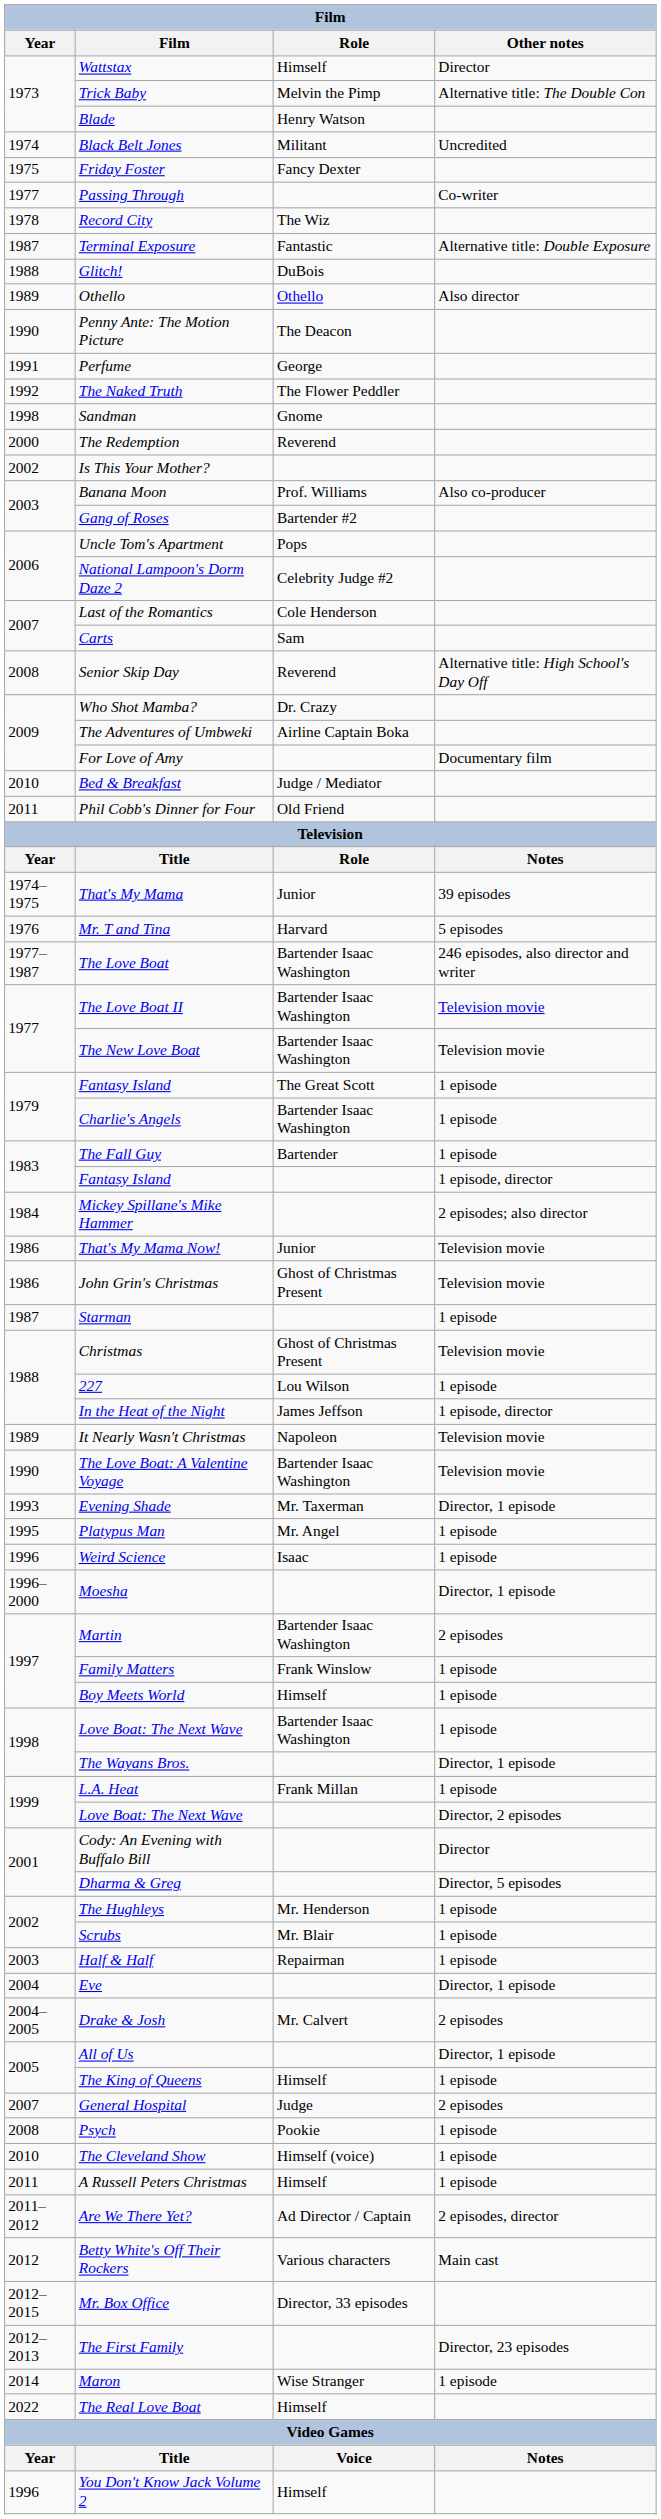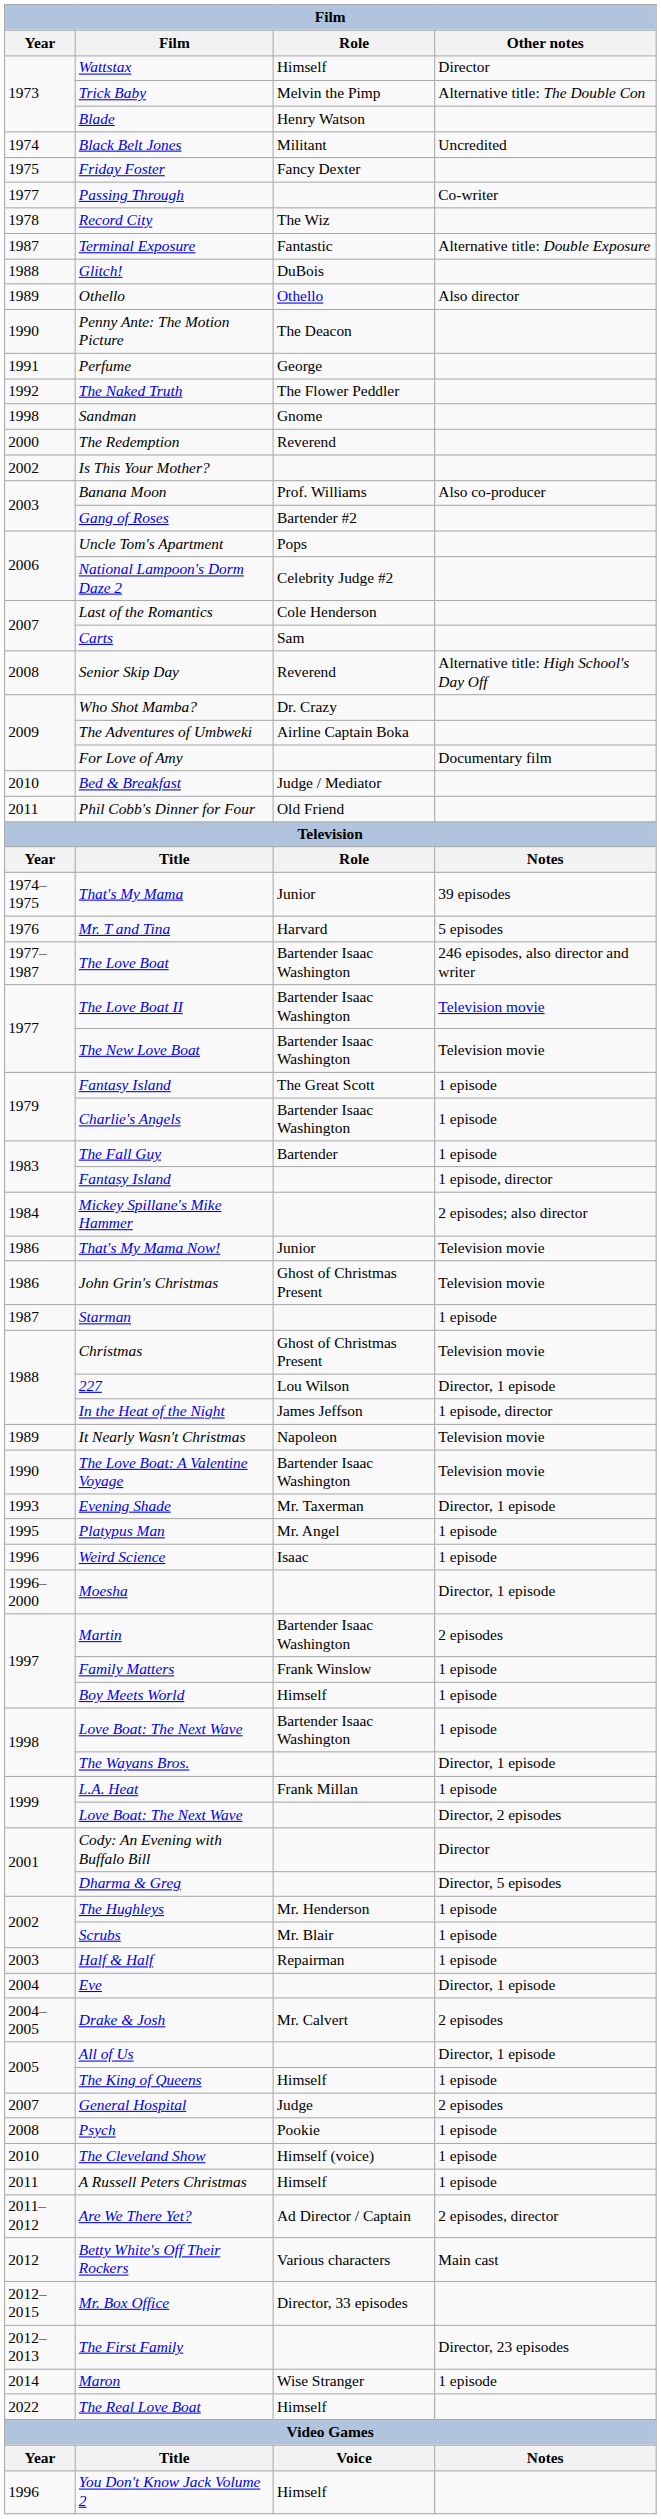(468, 1386) 1 episode -> (497, 1386) Director, 1 episode
